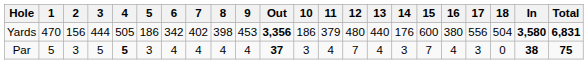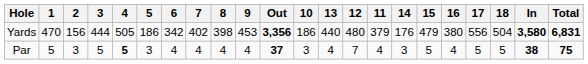columns swapped: (331, 13) <-> (380, 13)
(429, 31) 600 -> (429, 31) 479
(429, 50) 7 -> (429, 50) 5
(478, 50) 3 -> (478, 50) 5
(502, 50) 0 -> (502, 50) 5
